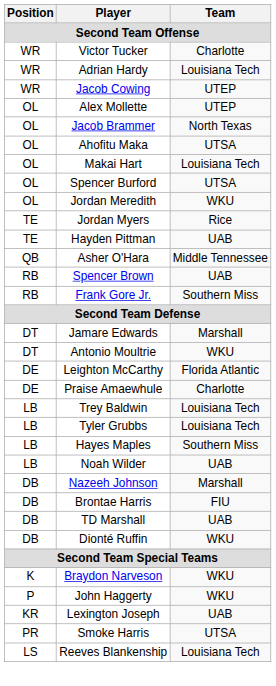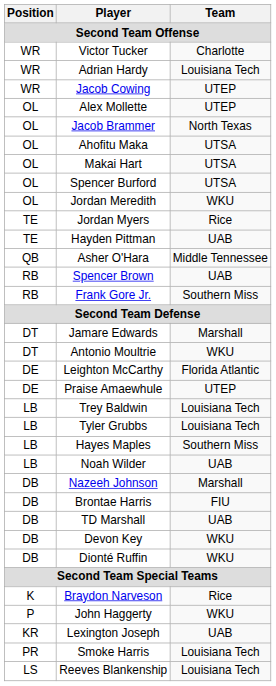(220, 164) Louisiana Tech -> (220, 164) UTSA
(220, 389) Charlotte -> (220, 389) UTEP
+ row: (113, 539)
(220, 577) WKU -> (220, 595) Rice
(220, 633) UTSA -> (220, 652) Louisiana Tech
